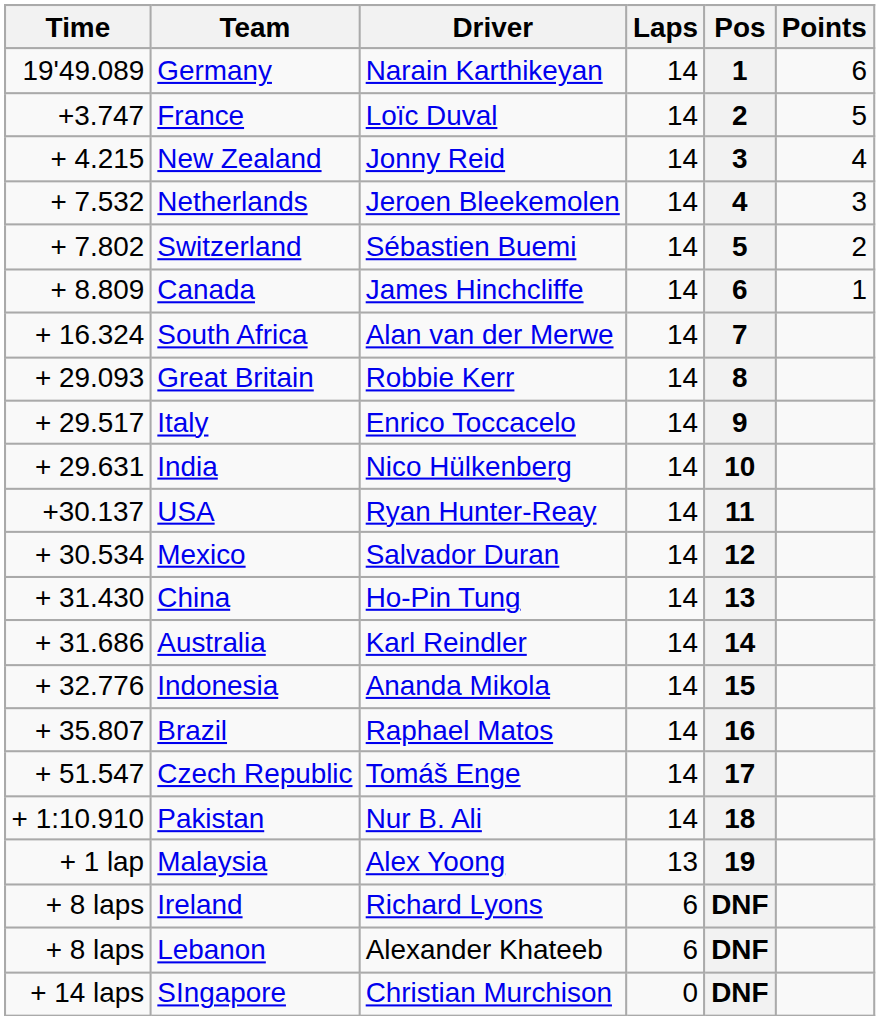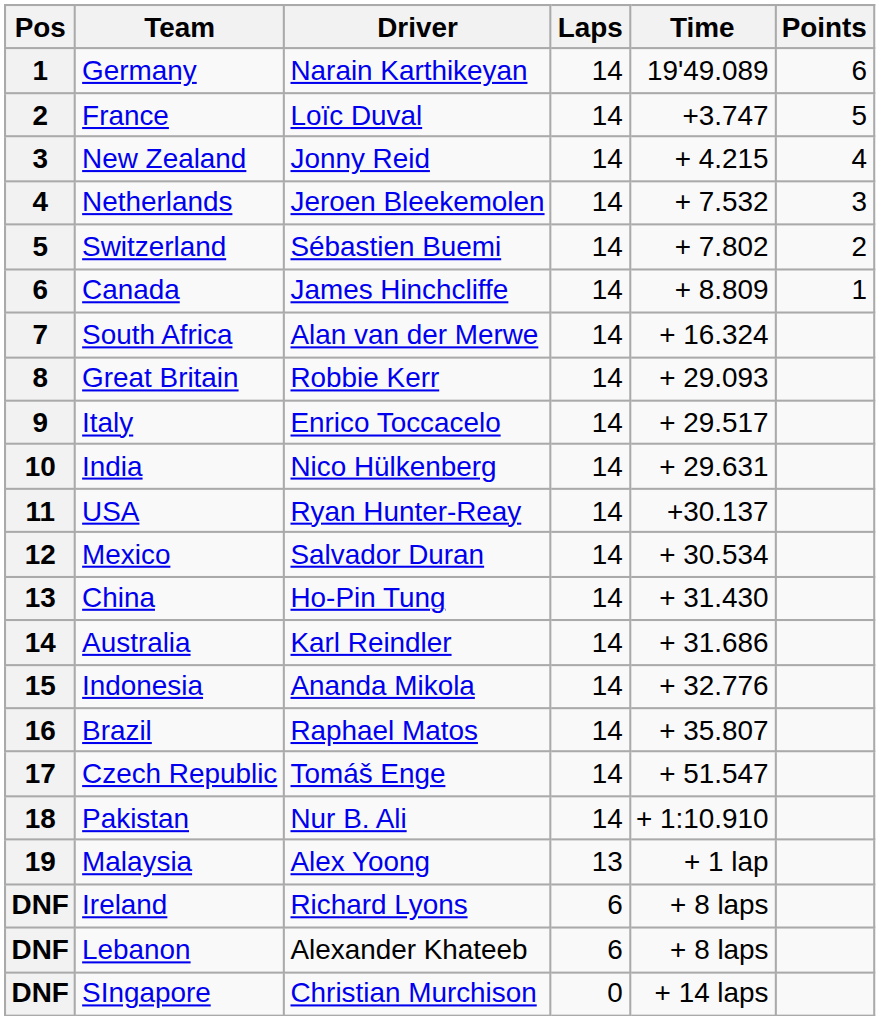columns swapped: (740, 27) <-> (78, 27)
